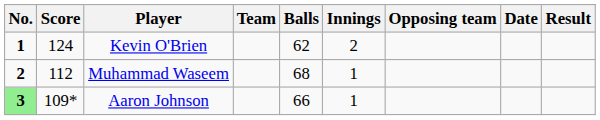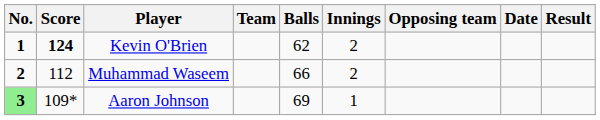(61, 46) normal -> (61, 46) bold
(301, 73) 68 -> (301, 73) 66
(354, 73) 1 -> (354, 73) 2
(301, 101) 66 -> (301, 101) 69
